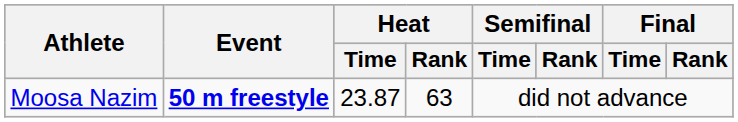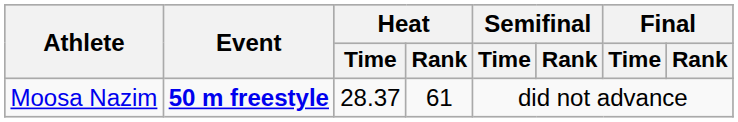(370, 98) 23.87 -> (370, 98) 28.37
(439, 98) 63 -> (439, 98) 61
